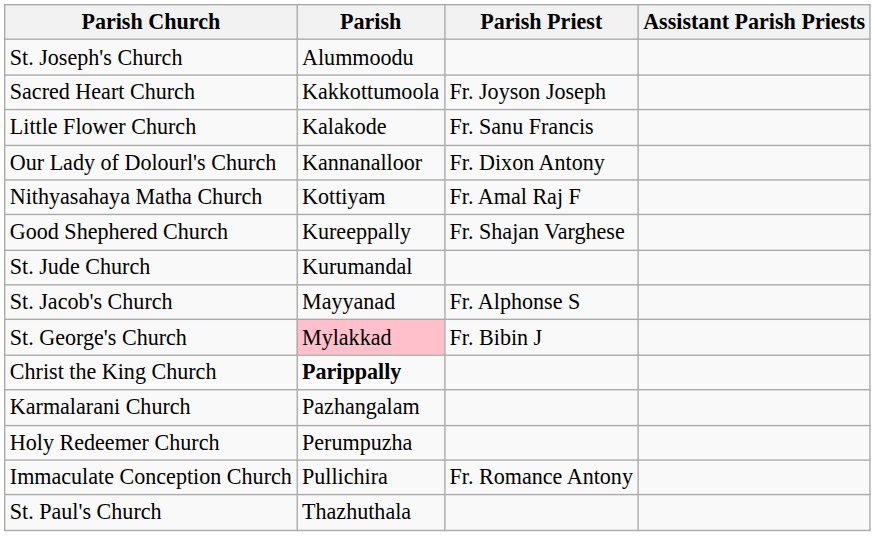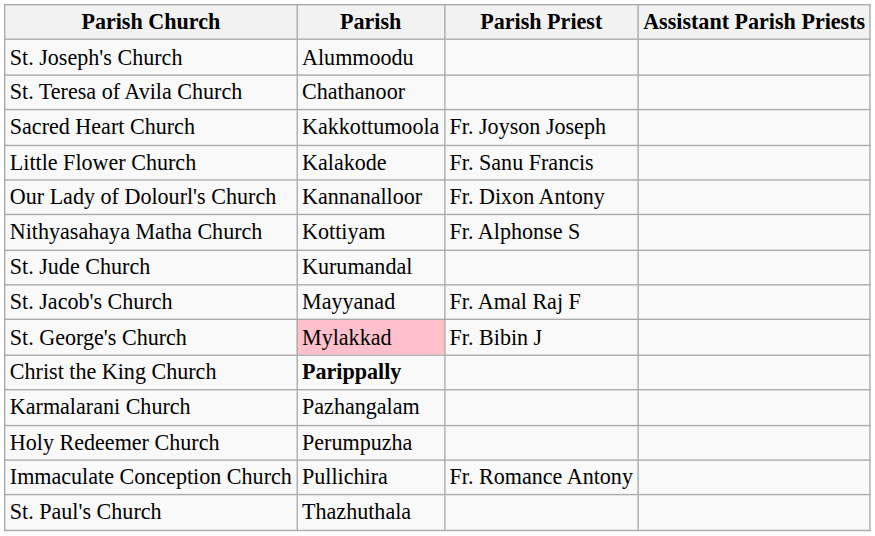+ row: (126, 92)
(515, 197) Fr. Amal Raj F -> (515, 232) Fr. Alphonse S
- row: (119, 232)
(515, 302) Fr. Alphonse S -> (515, 302) Fr. Amal Raj F
